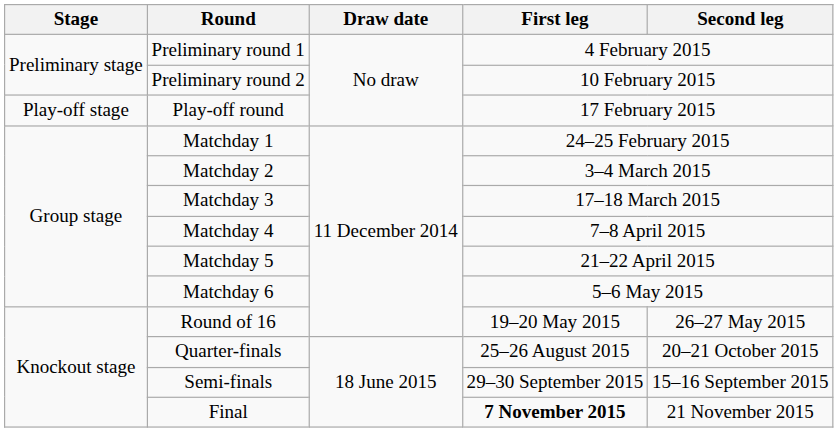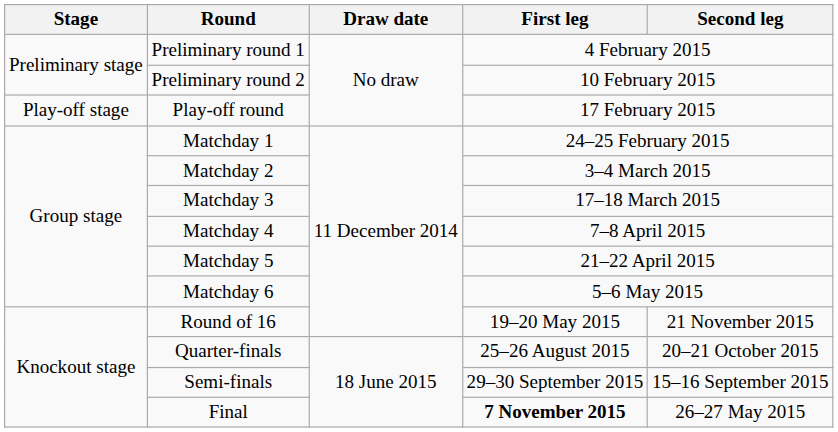(740, 321) 26–27 May 2015 -> (740, 321) 21 November 2015
(740, 412) 21 November 2015 -> (740, 412) 26–27 May 2015
